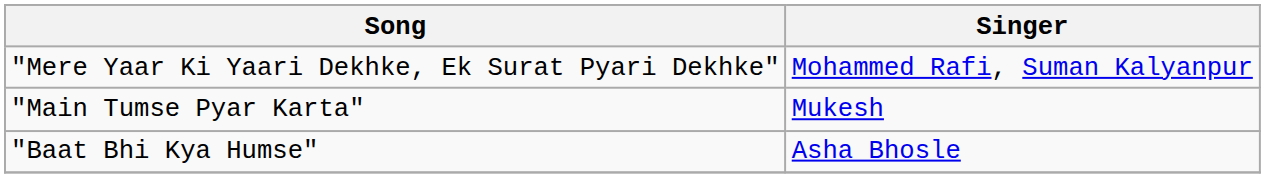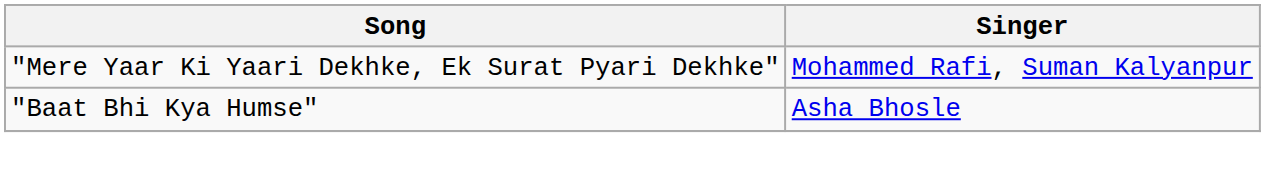- row: (188, 109)
